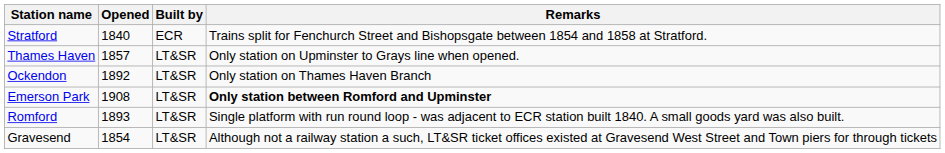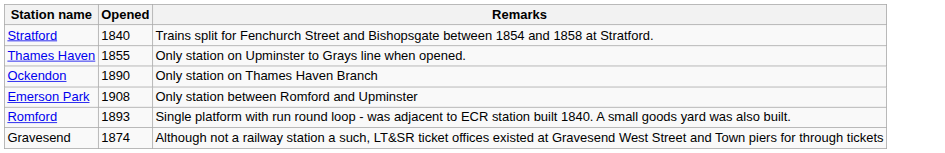- column: (179, 14)
(116, 55) 1857 -> (116, 55) 1855
(116, 76) 1892 -> (116, 76) 1890
(350, 96) bold -> (287, 96) normal
(116, 138) 1854 -> (116, 138) 1874
